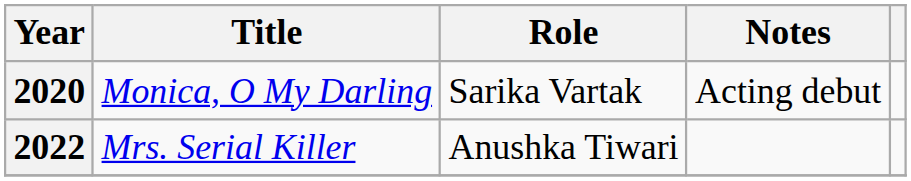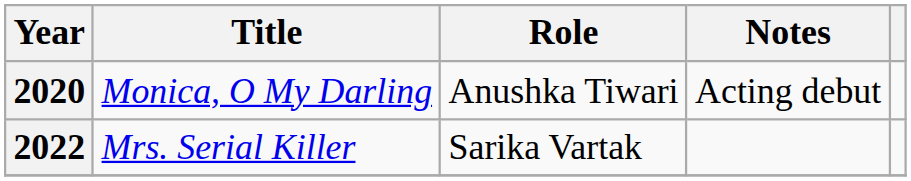(545, 89) Sarika Vartak -> (564, 89) Anushka Tiwari
(564, 146) Anushka Tiwari -> (545, 146) Sarika Vartak
